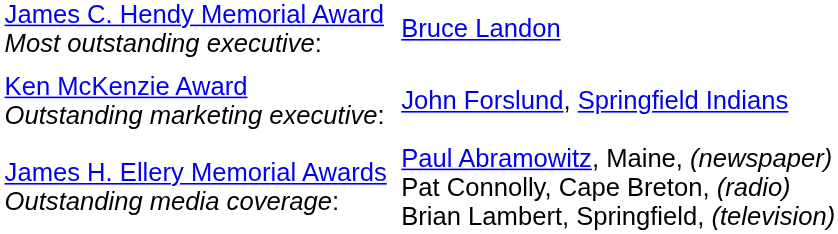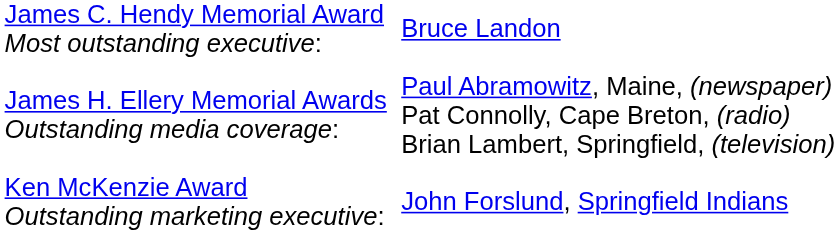rows swapped: (196, 187) <-> (195, 101)
